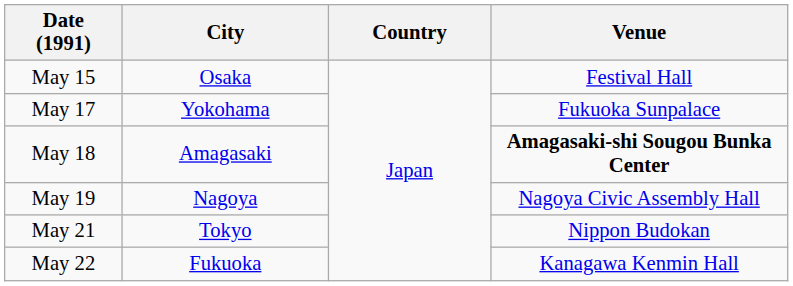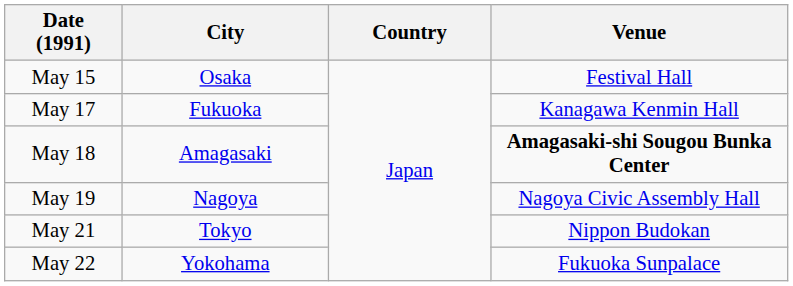(225, 109) Yokohama -> (225, 109) Fukuoka
(639, 109) Fukuoka Sunpalace -> (639, 109) Kanagawa Kenmin Hall
(225, 263) Fukuoka -> (225, 263) Yokohama
(639, 263) Kanagawa Kenmin Hall -> (639, 263) Fukuoka Sunpalace
